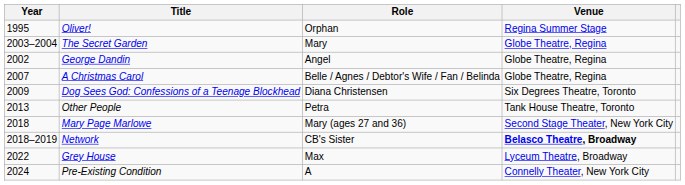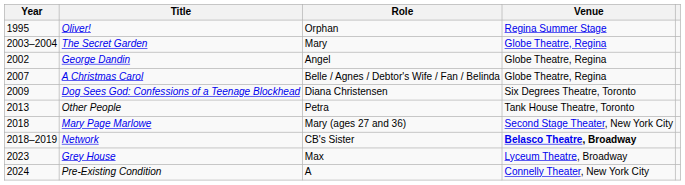(18, 156) 2022 -> (18, 156) 2023
